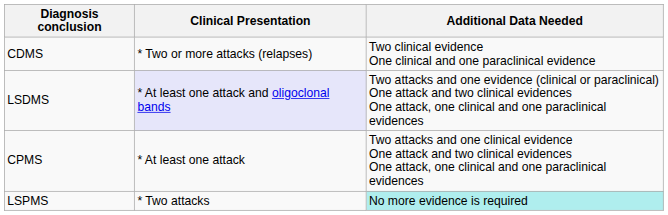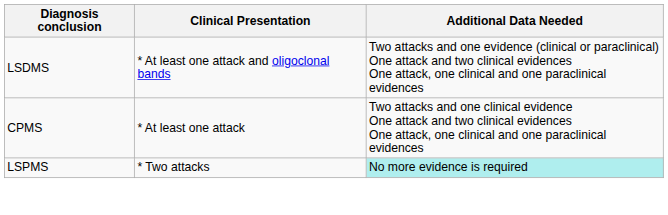- row: (25, 53)
(233, 100) lavender background -> (233, 67) no background
